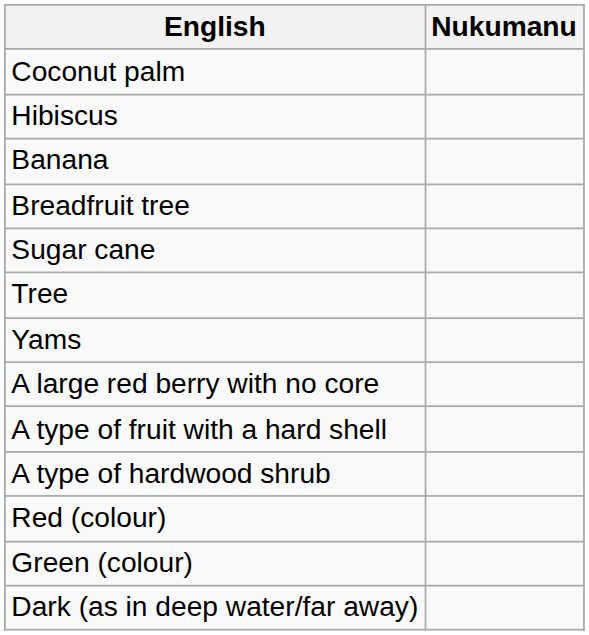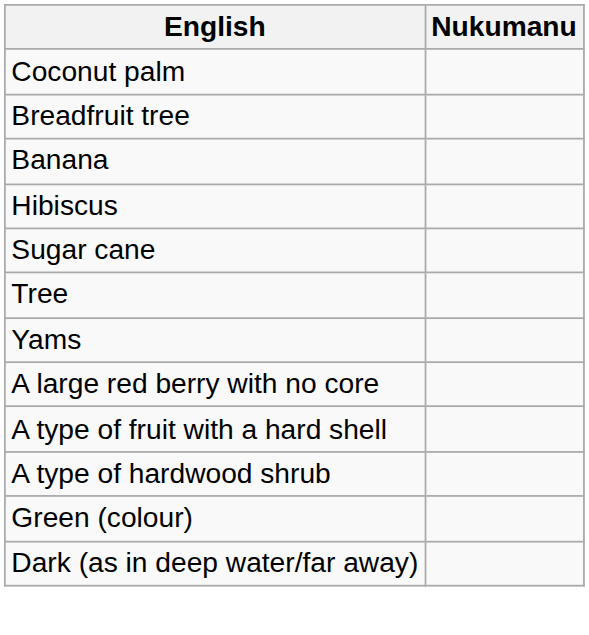rows swapped: (101, 205) <-> (65, 116)
- row: (89, 518)
